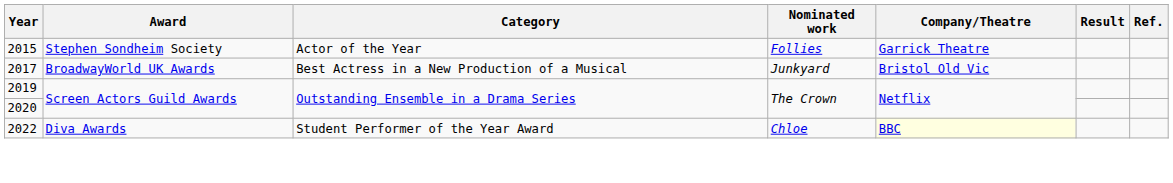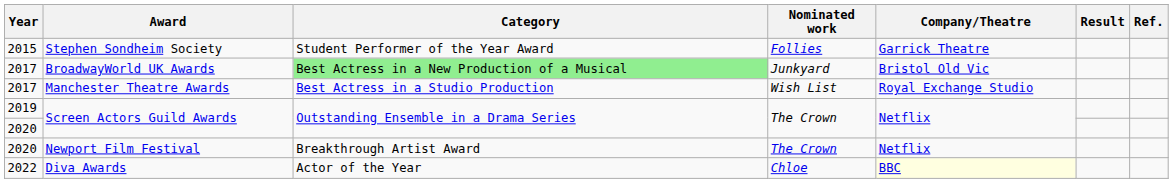(359, 48) Actor of the Year -> (425, 48) Student Performer of the Year Award
(462, 68) no background -> (462, 68) lightgreen background
+ row: (22, 88)
+ row: (22, 148)
(425, 128) Student Performer of the Year Award -> (359, 168) Actor of the Year
